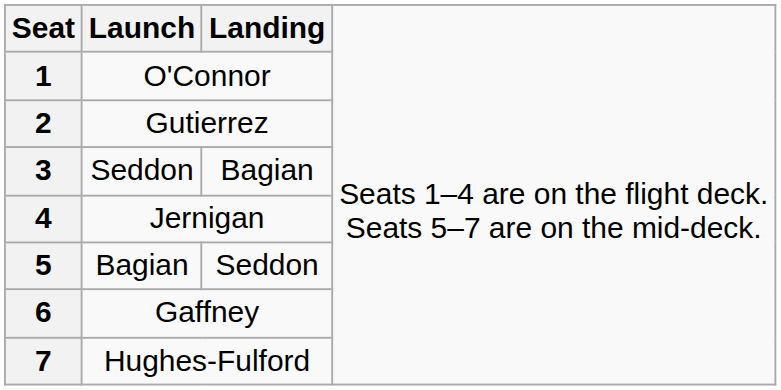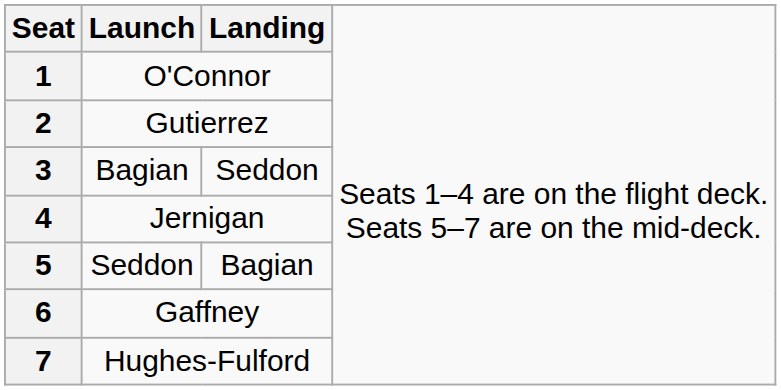(142, 170) Seddon -> (142, 170) Bagian
(267, 170) Bagian -> (267, 170) Seddon
(142, 265) Bagian -> (142, 265) Seddon
(267, 265) Seddon -> (267, 265) Bagian
